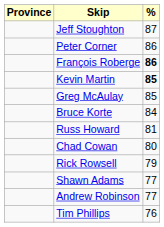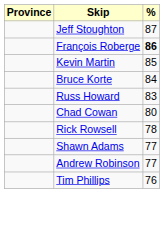- row: (86, 46)
(151, 79) bold -> (151, 63) normal
- row: (90, 96)
(151, 130) 81 -> (151, 96) 83
(151, 163) 79 -> (151, 130) 78
